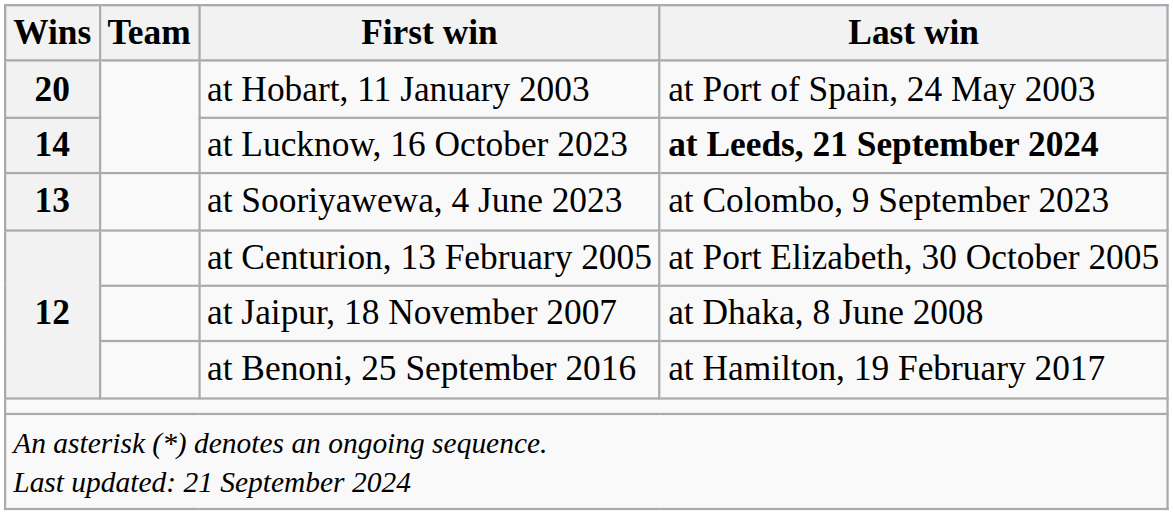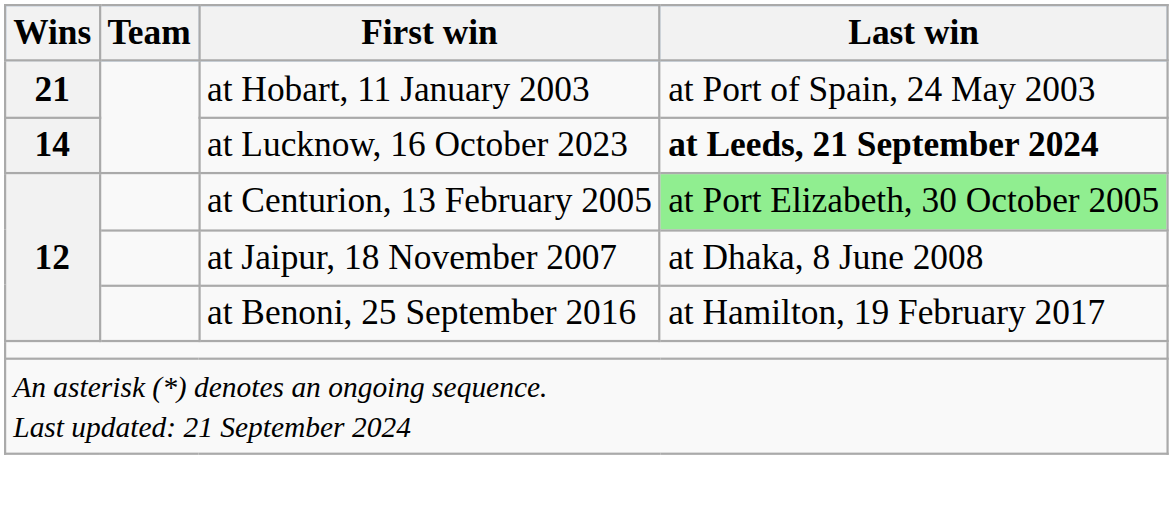(52, 88) 20 -> (52, 88) 21
- row: (415, 200)
(914, 256) no background -> (914, 200) lightgreen background
